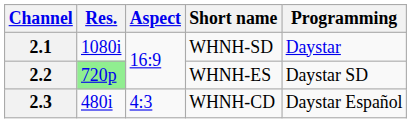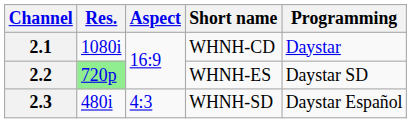(231, 46) WHNH-SD -> (232, 46) WHNH-CD
(232, 103) WHNH-CD -> (231, 103) WHNH-SD
